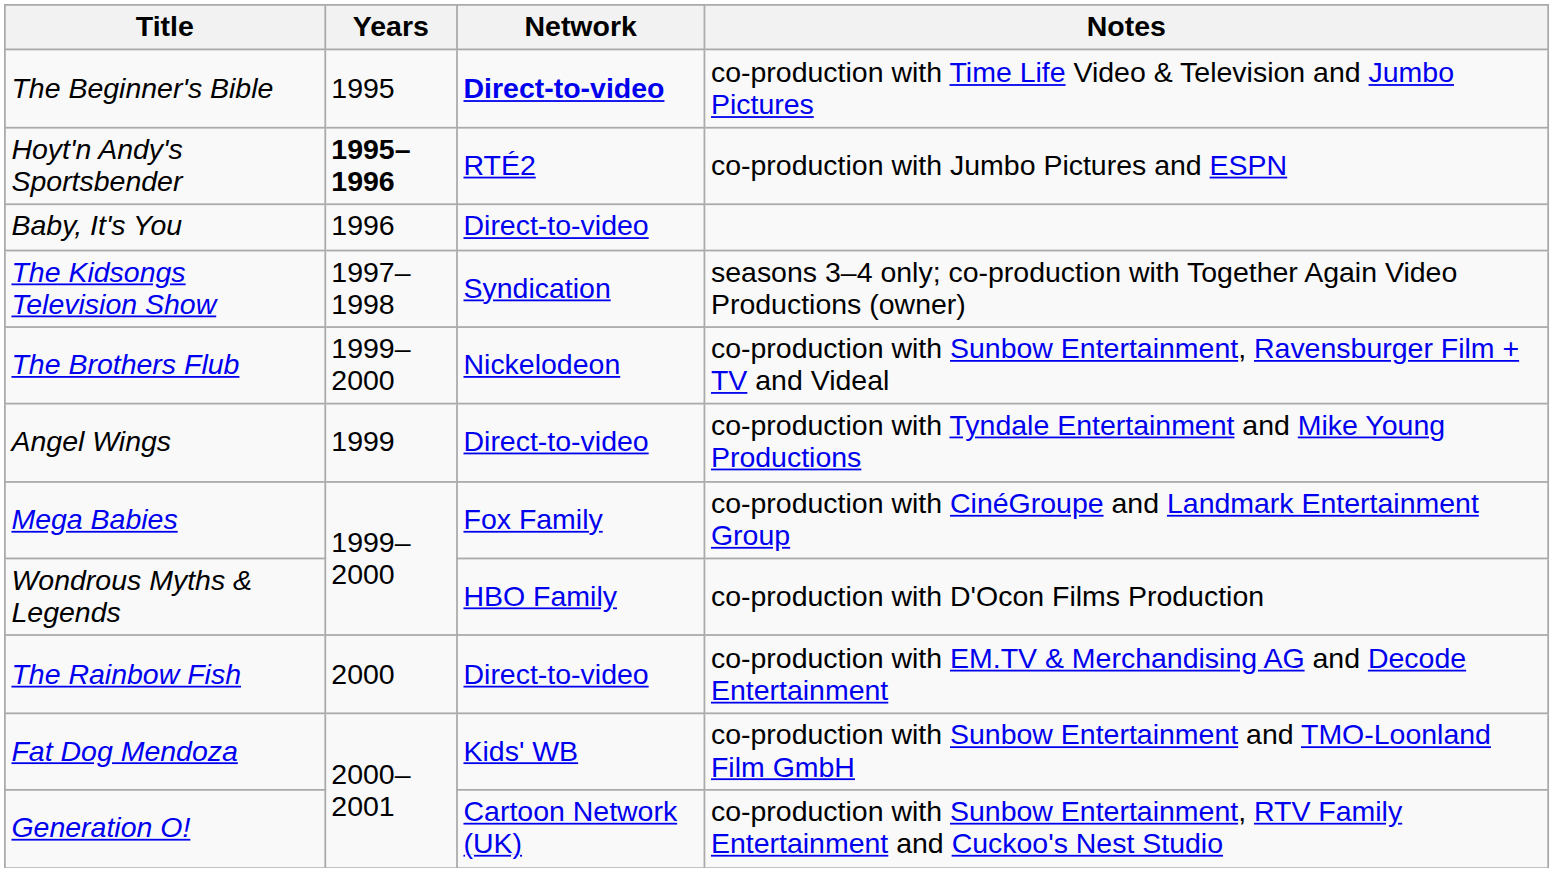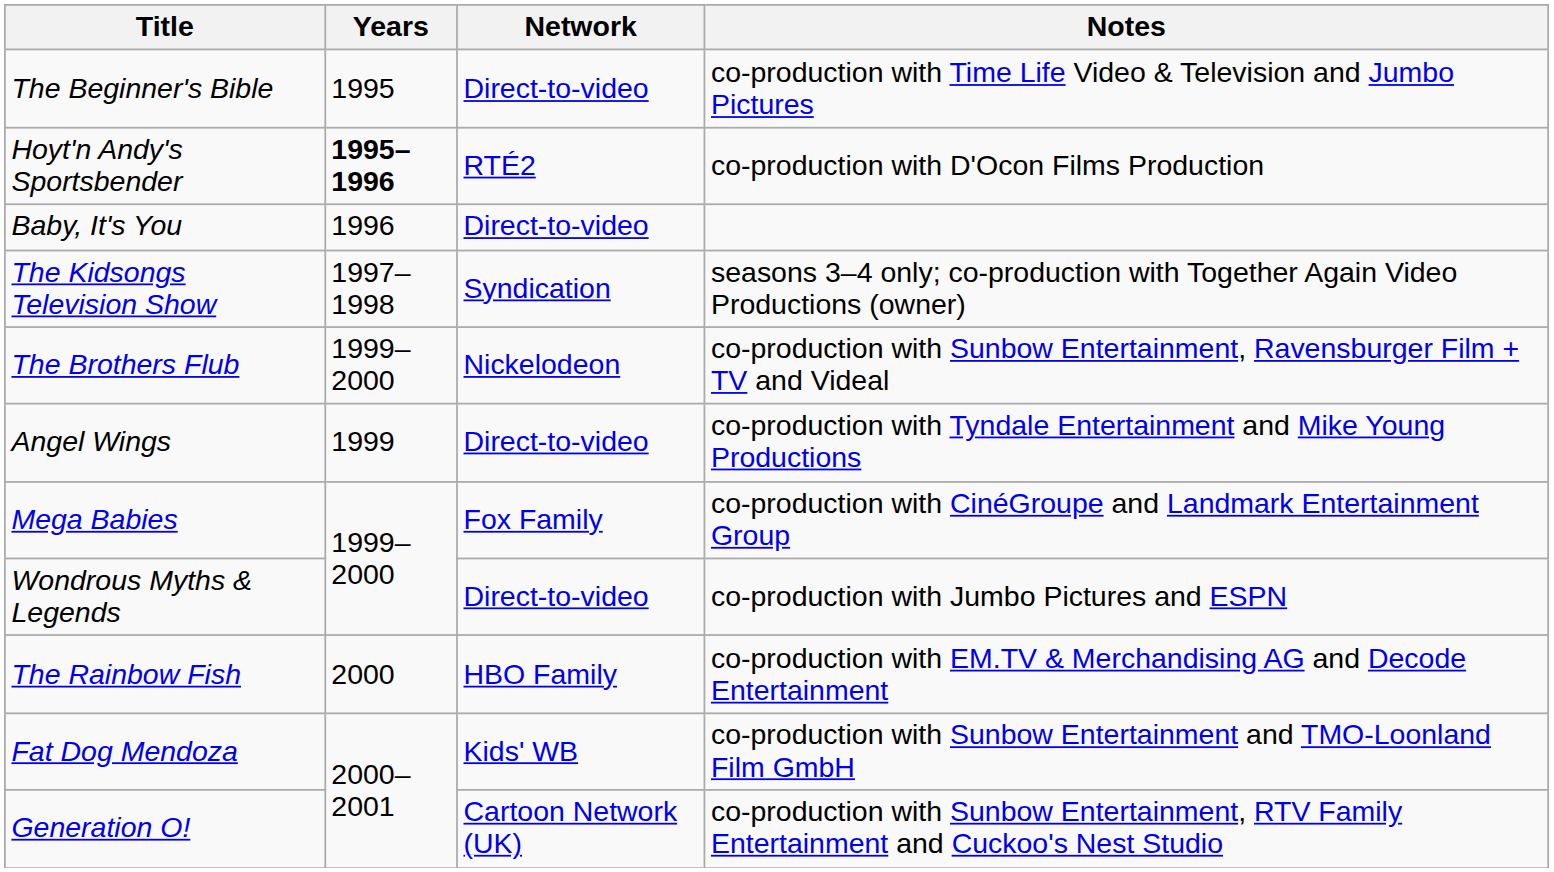(564, 88) bold -> (556, 88) normal
(999, 165) co-production with Jumbo Pictures and ESPN -> (988, 165) co-production with D'Ocon Films Production
(540, 596) HBO Family -> (556, 596) Direct-to-video
(988, 596) co-production with D'Ocon Films Production -> (999, 596) co-production with Jumbo Pictures and ESPN
(556, 673) Direct-to-video -> (540, 673) HBO Family
